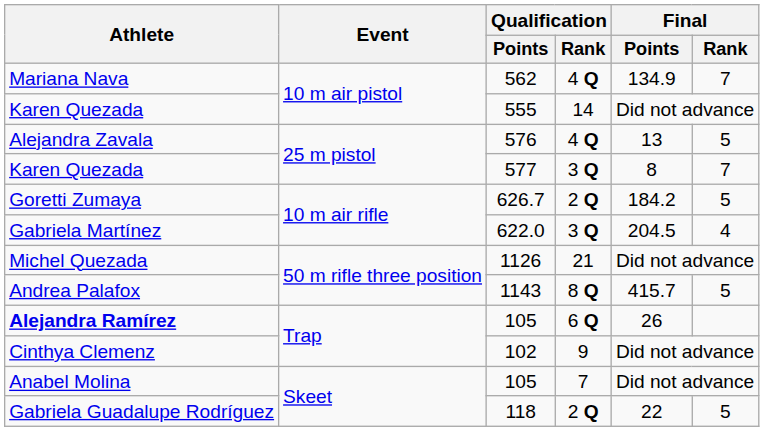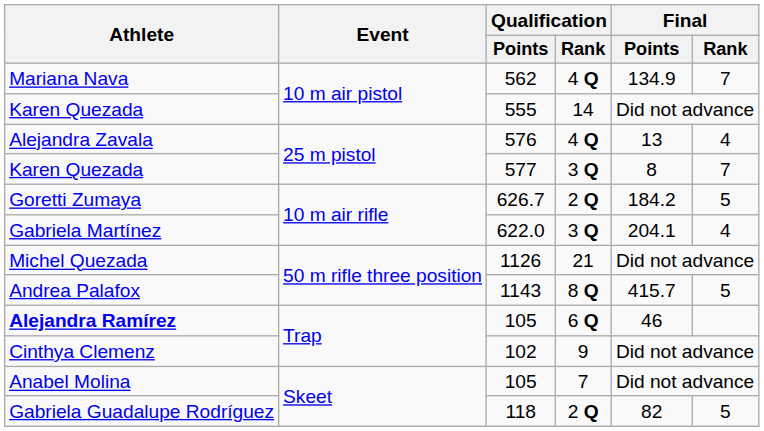(725, 140) 5 -> (725, 140) 4
(652, 230) 204.5 -> (652, 230) 204.1
(652, 321) 26 -> (652, 321) 46
(652, 412) 22 -> (652, 412) 82
